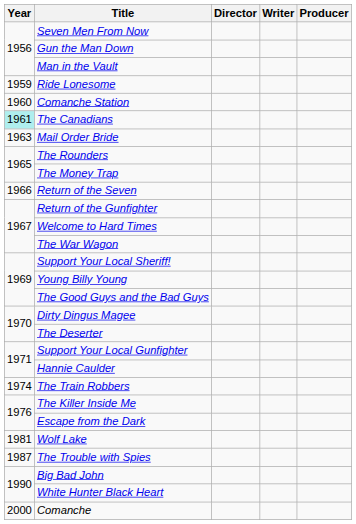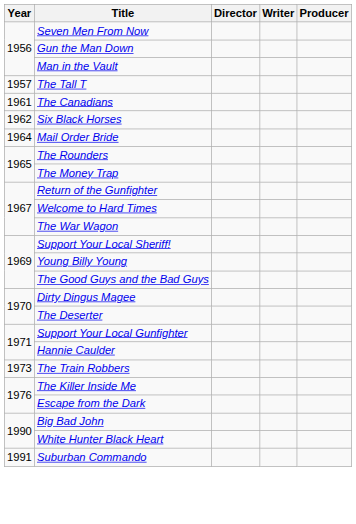+ row: (62, 84)
- row: (76, 84)
- row: (83, 102)
(19, 119) paleturquoise background -> (19, 102) no background
+ row: (79, 119)
(19, 137) 1963 -> (19, 137) 1964
- row: (87, 191)
(19, 386) 1974 -> (19, 368) 1973
- row: (62, 439)
- row: (94, 457)
+ row: (92, 457)
- row: (64, 510)
